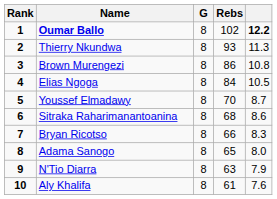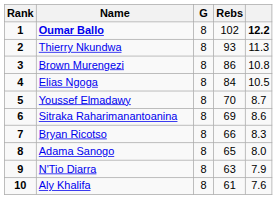(230, 117) 68 -> (230, 117) 69
